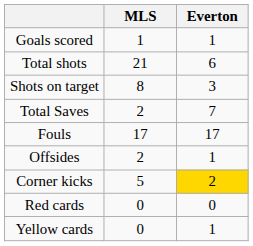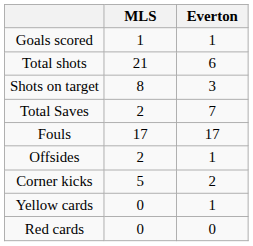(212, 181) gold background -> (212, 181) no background
rows swapped: (54, 228) <-> (54, 205)
